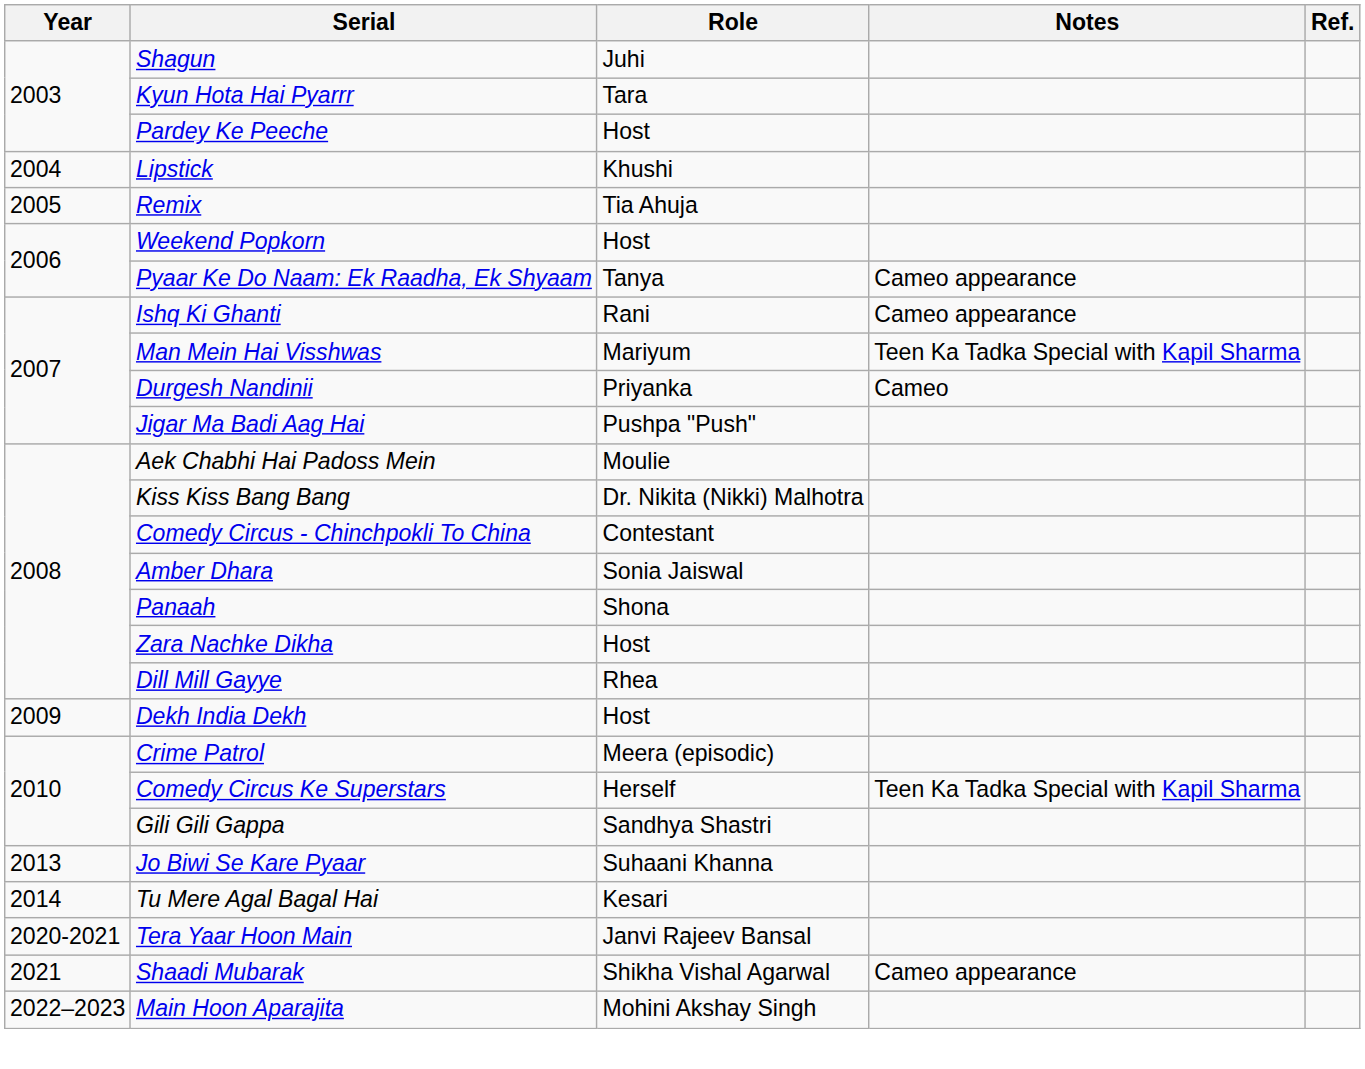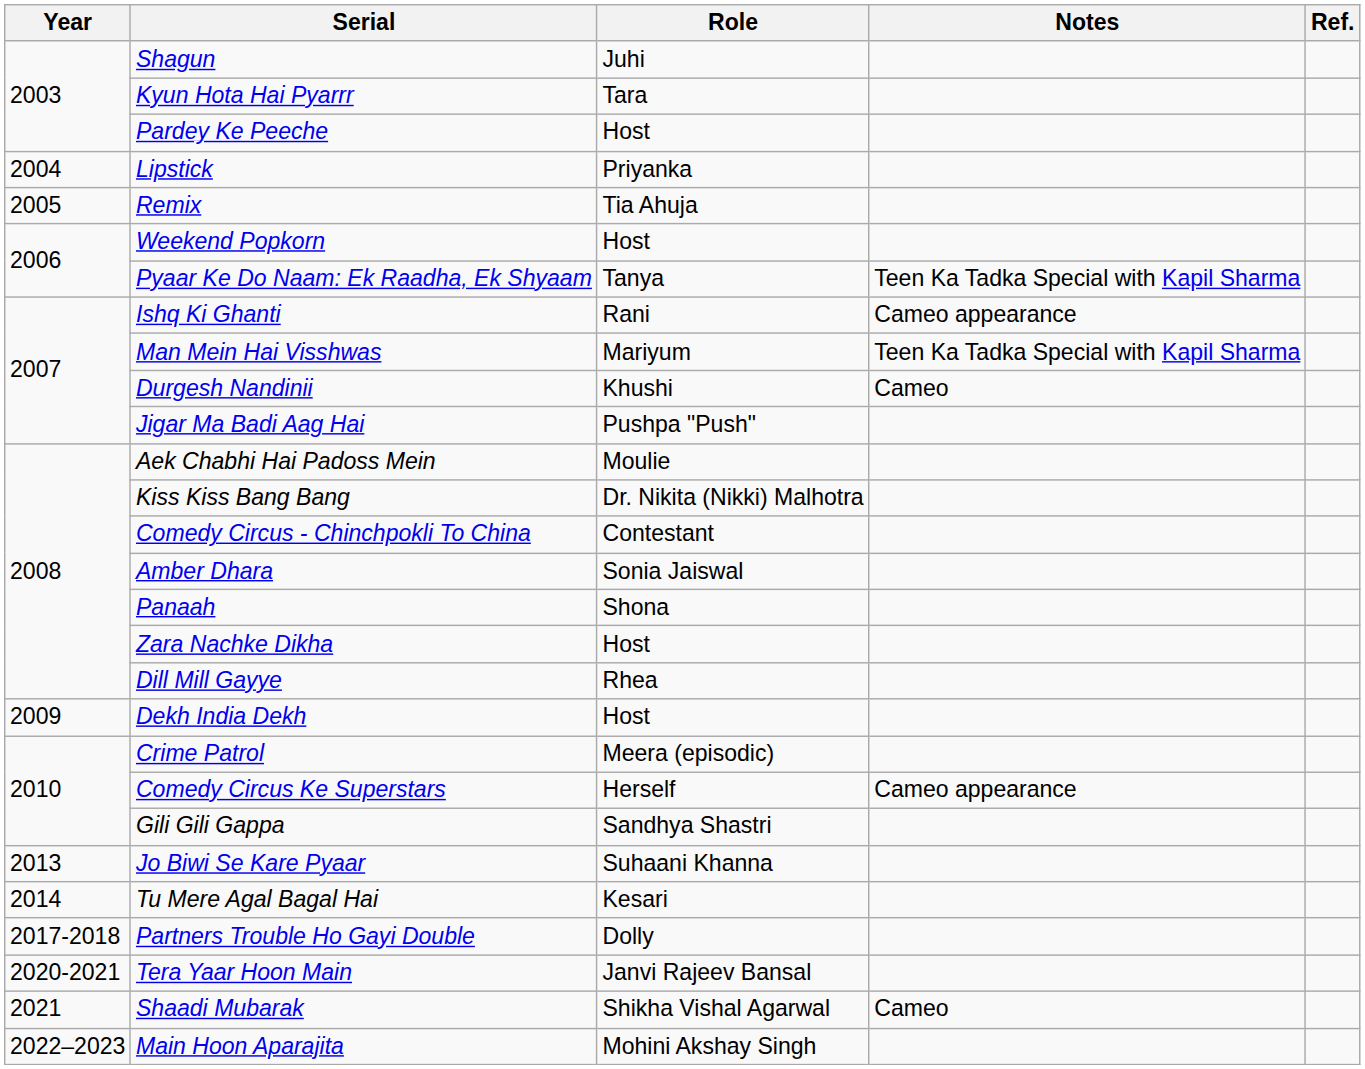(638, 168) Khushi -> (647, 168) Priyanka
(975, 278) Cameo appearance -> (1087, 278) Teen Ka Tadka Special with Kapil Sharma
(647, 388) Priyanka -> (638, 388) Khushi
(1087, 790) Teen Ka Tadka Special with Kapil Sharma -> (975, 790) Cameo appearance
+ row: (305, 936)
(975, 972) Cameo appearance -> (911, 1009) Cameo
